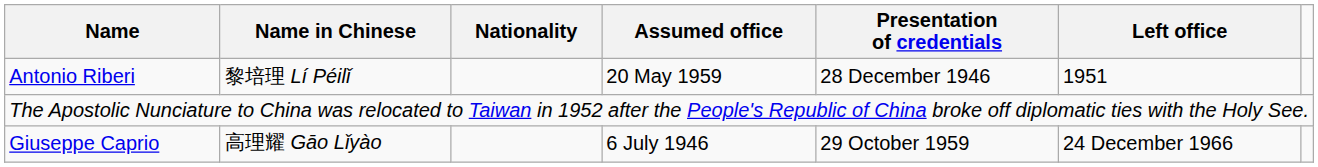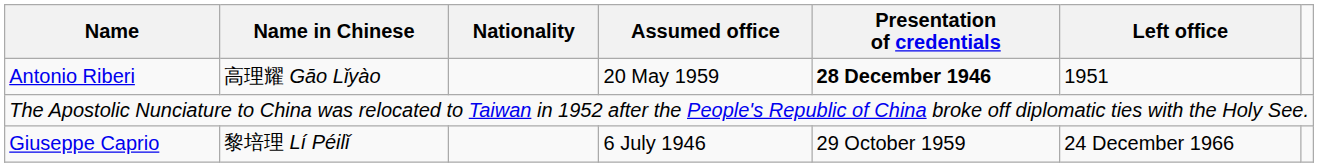(288, 75) 黎培理 Lí Péilǐ -> (302, 75) 高理耀 Gāo Lǐyào
(905, 76) normal -> (904, 76) bold
(303, 143) 高理耀 Gāo Lǐyào -> (287, 143) 黎培理 Lí Péilǐ
